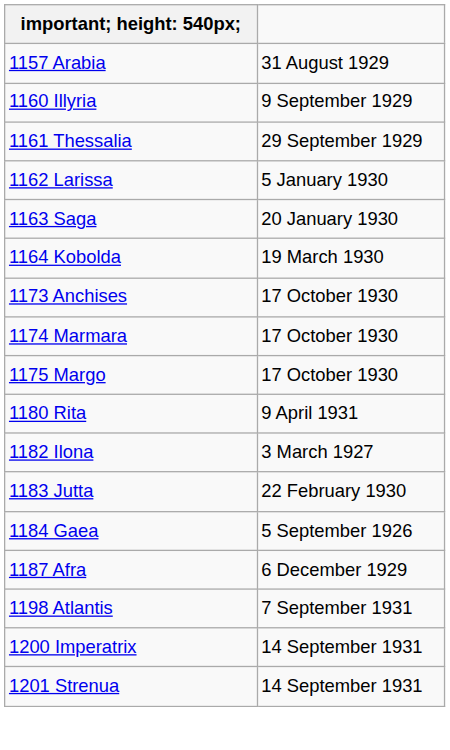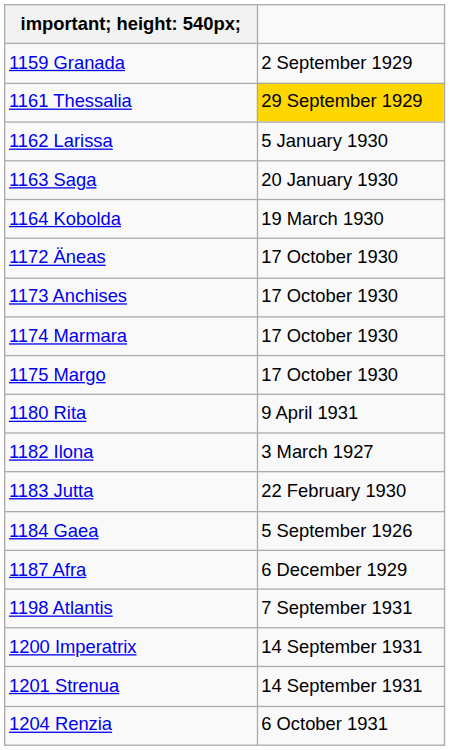- row: (57, 62)
+ row: (67, 62)
- row: (53, 101)
(342, 140) no background -> (342, 101) gold background
+ row: (57, 257)
+ row: (61, 724)
